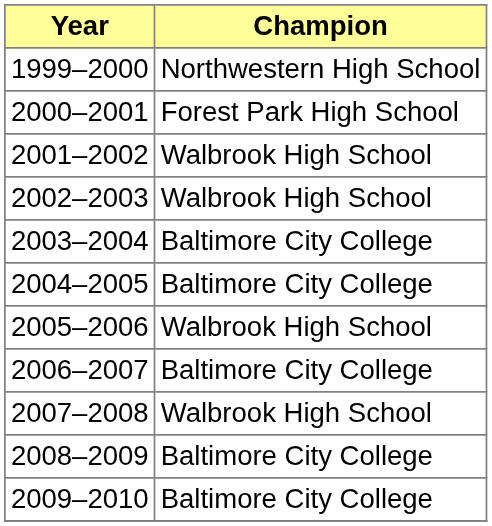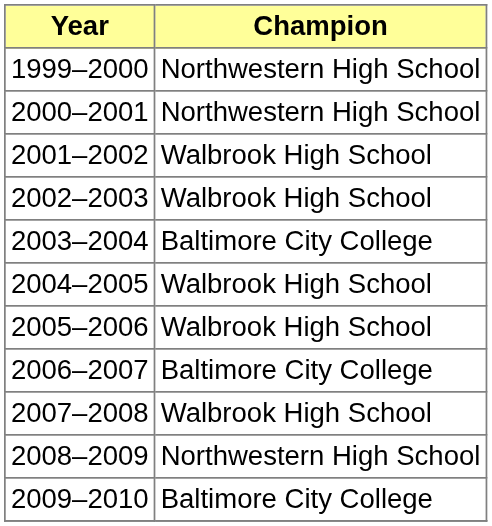(310, 112) Forest Park High School -> (321, 112) Northwestern High School
(297, 284) Baltimore City College -> (296, 284) Walbrook High School
(297, 456) Baltimore City College -> (321, 456) Northwestern High School
